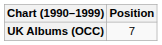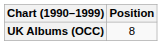(132, 31) 7 -> (132, 31) 8
